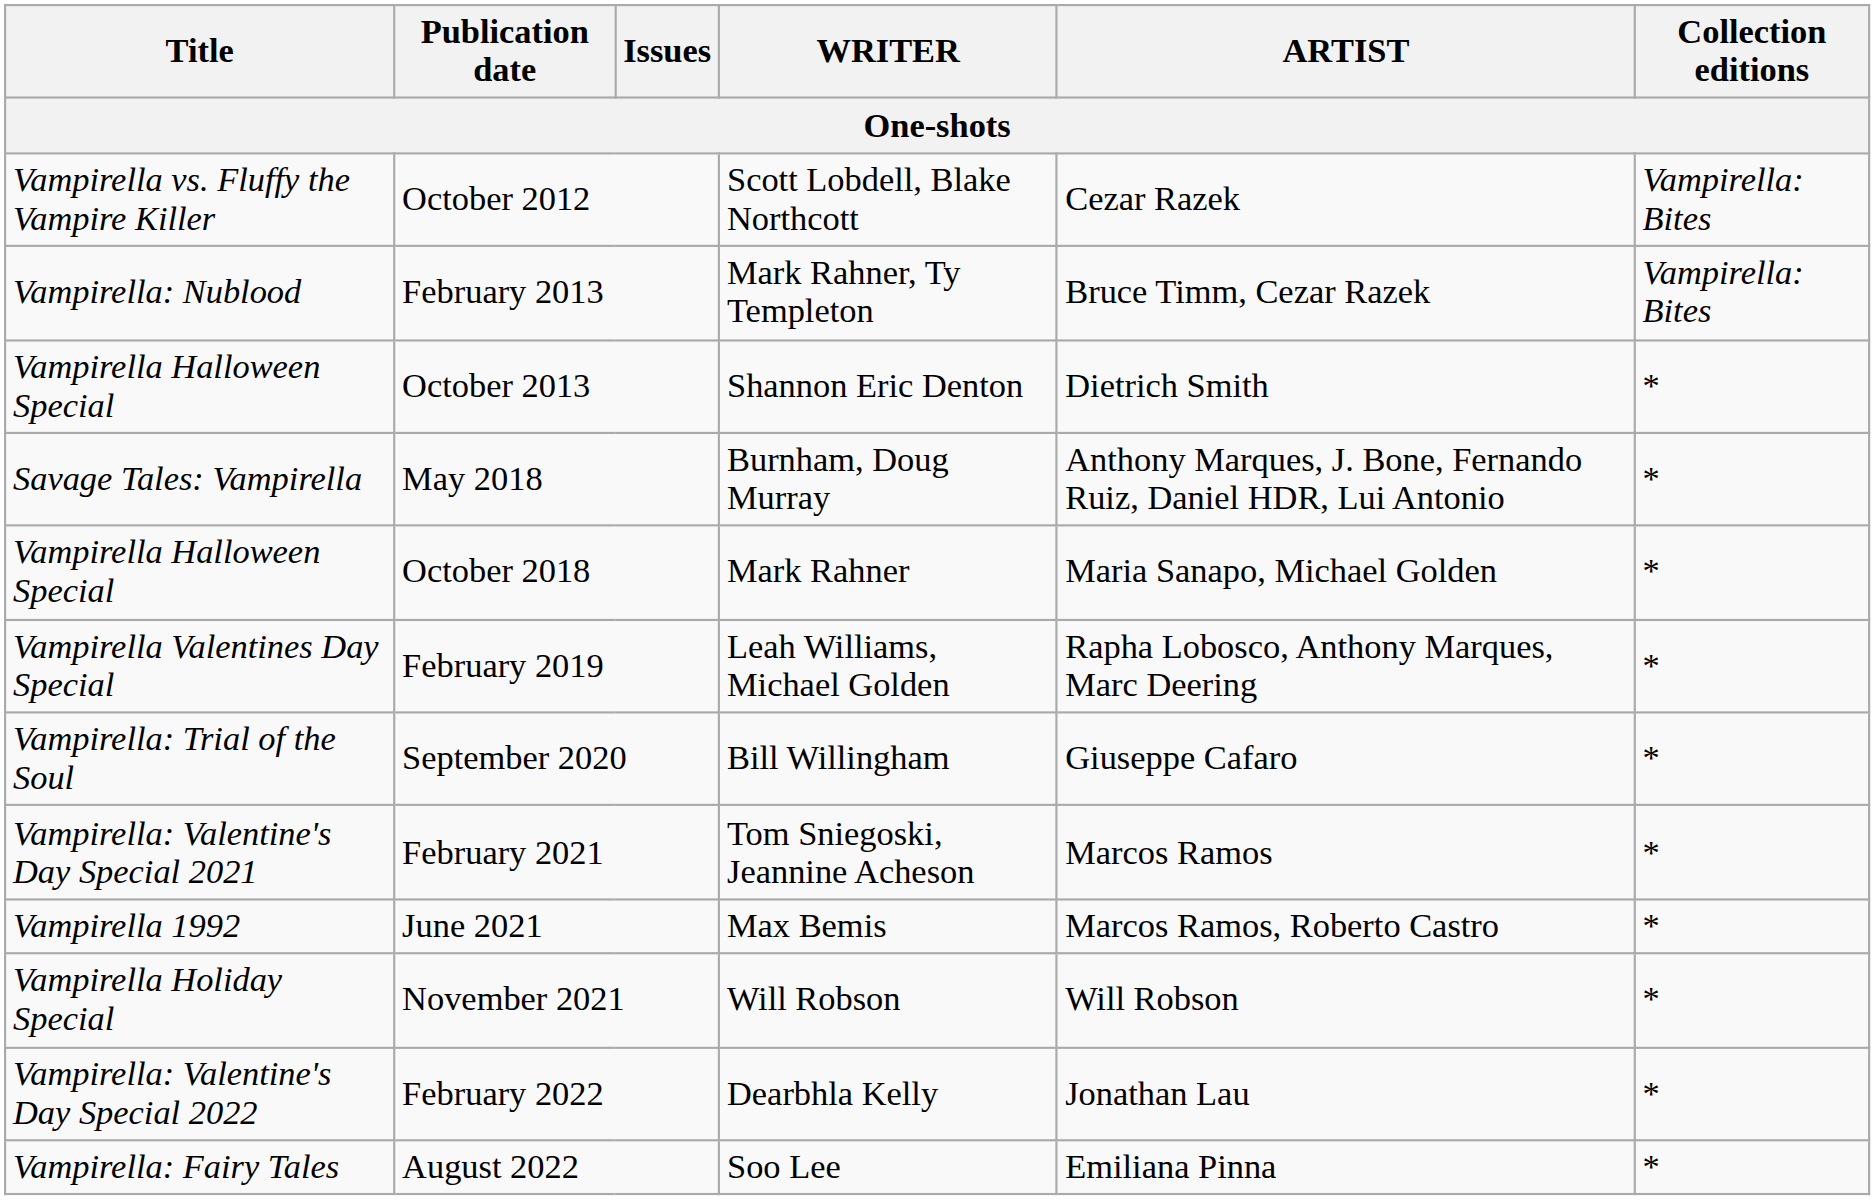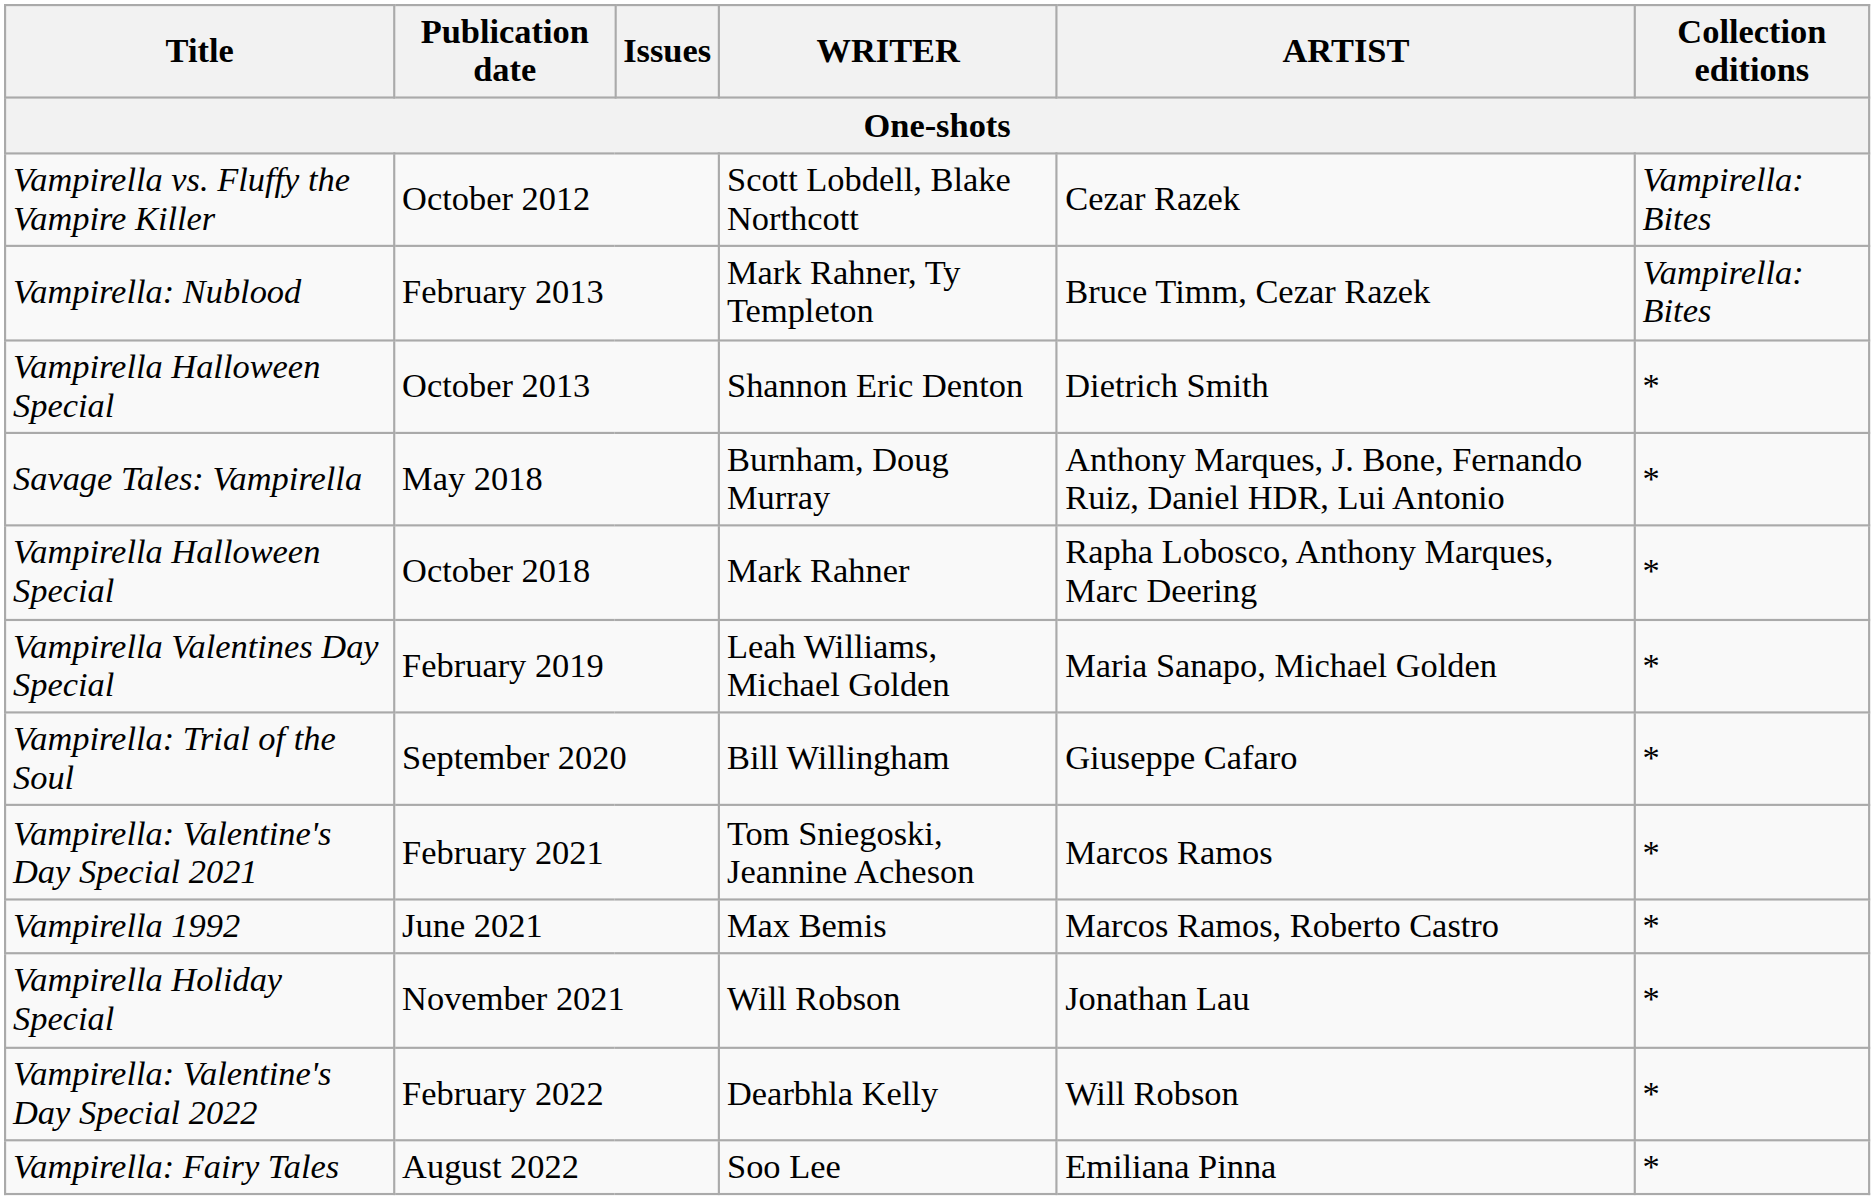(1281, 571) Maria Sanapo, Michael Golden -> (1309, 571) Rapha Lobosco, Anthony Marques, Marc Deering
(1309, 665) Rapha Lobosco, Anthony Marques, Marc Deering -> (1281, 665) Maria Sanapo, Michael Golden
(1152, 999) Will Robson -> (1157, 999) Jonathan Lau
(1157, 1092) Jonathan Lau -> (1152, 1092) Will Robson
